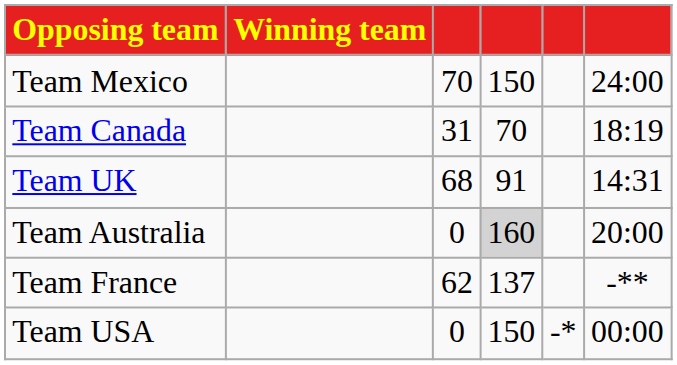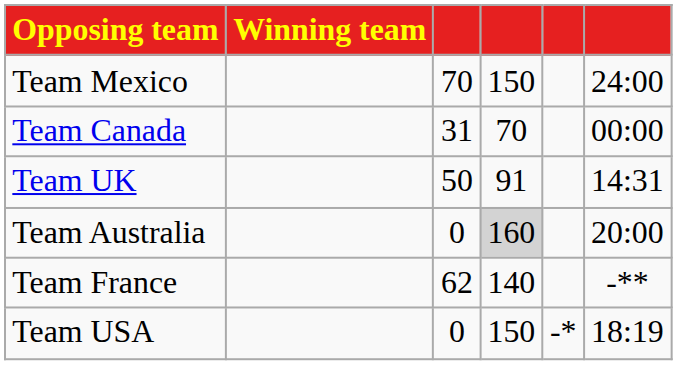(627, 130) 18:19 -> (627, 130) 00:00
(457, 181) 68 -> (457, 181) 50
(511, 282) 137 -> (511, 282) 140
(627, 332) 00:00 -> (627, 332) 18:19
